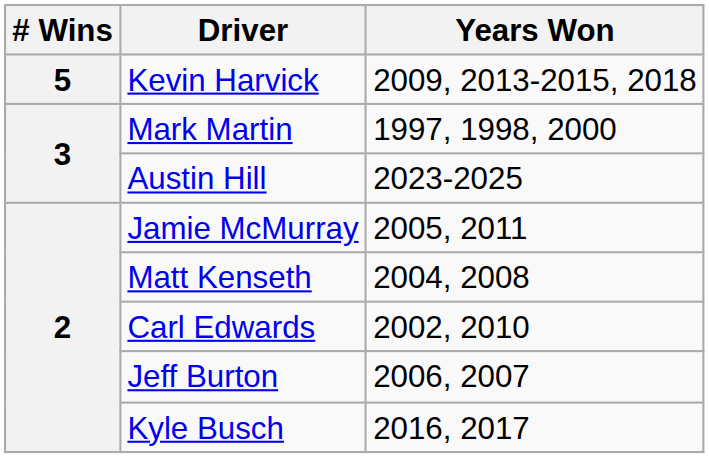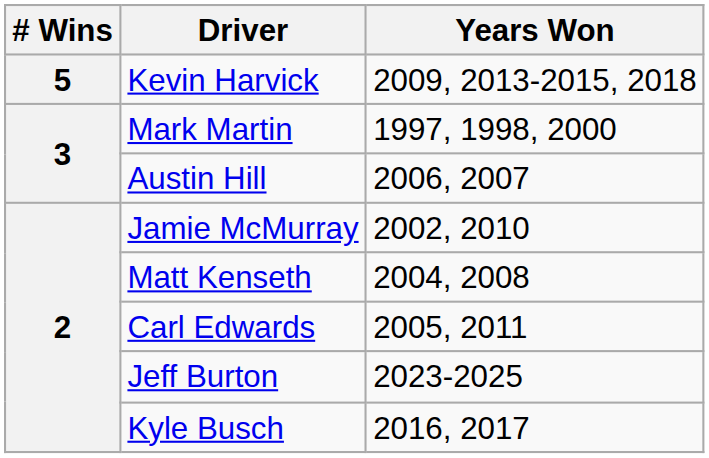(448, 179) 2023-2025 -> (451, 179) 2006, 2007
(450, 228) 2005, 2011 -> (451, 228) 2002, 2010
(451, 327) 2002, 2010 -> (450, 327) 2005, 2011
(451, 377) 2006, 2007 -> (448, 377) 2023-2025
